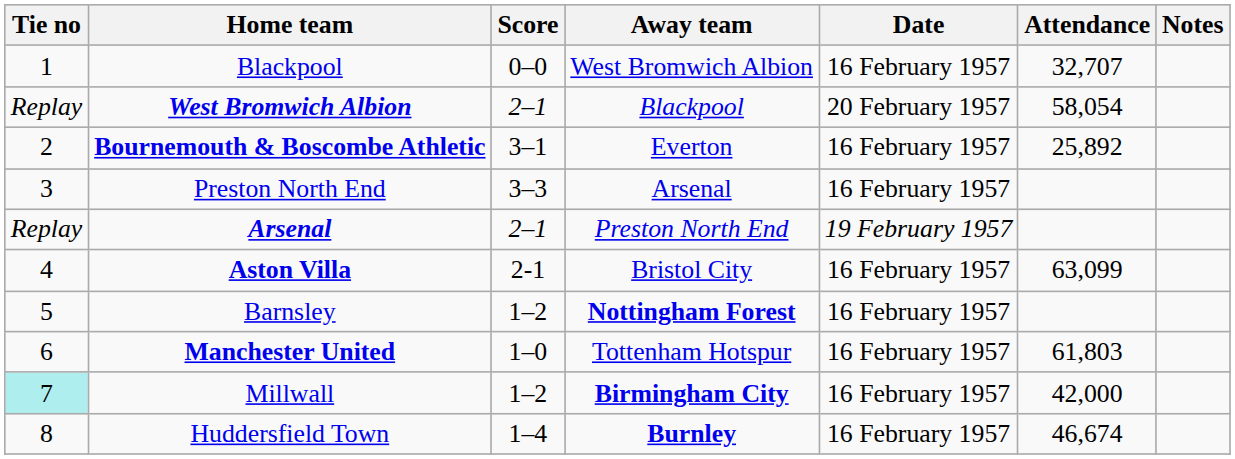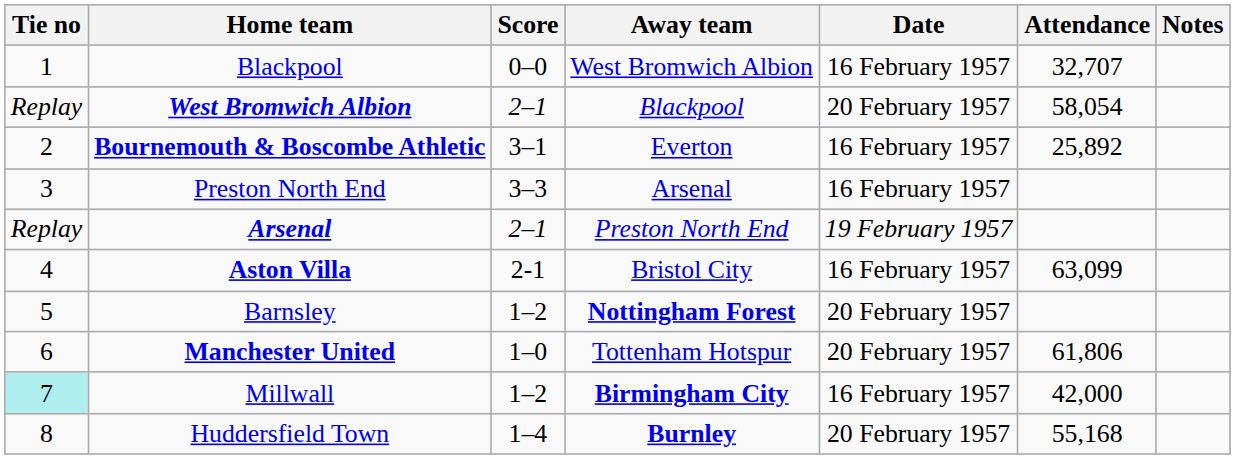(919, 310) 16 February 1957 -> (919, 310) 20 February 1957
(919, 351) 16 February 1957 -> (919, 351) 20 February 1957
(1087, 351) 61,803 -> (1087, 351) 61,806
(919, 433) 16 February 1957 -> (919, 433) 20 February 1957
(1087, 433) 46,674 -> (1087, 433) 55,168
